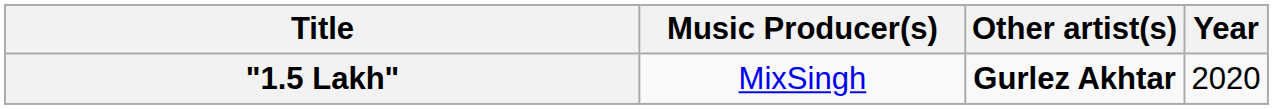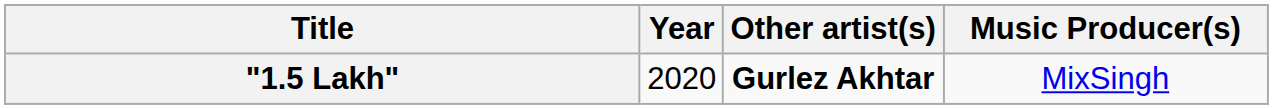columns swapped: (1226, 29) <-> (802, 29)
